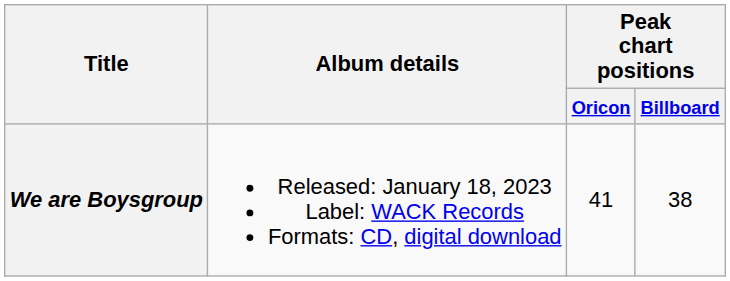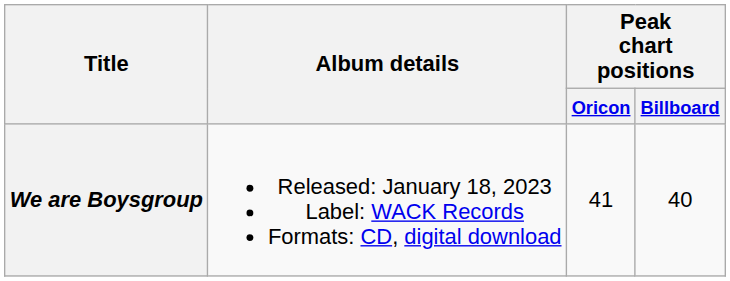(680, 199) 38 -> (680, 199) 40
